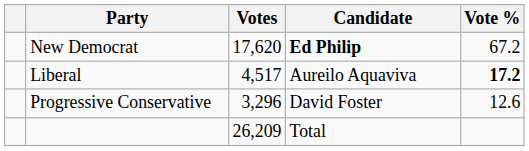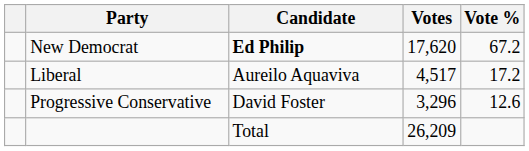columns swapped: (373, 18) <-> (257, 18)
(505, 74) bold -> (505, 74) normal
